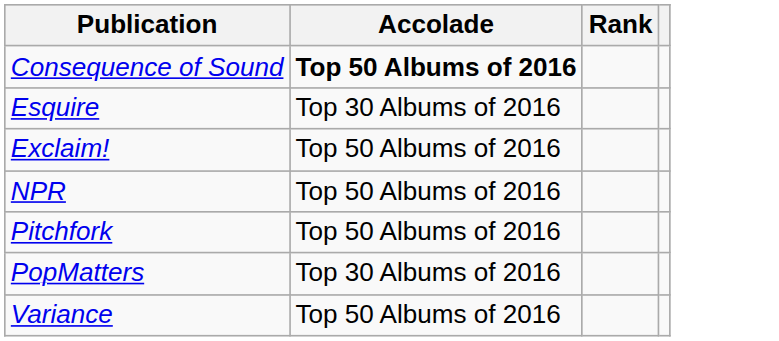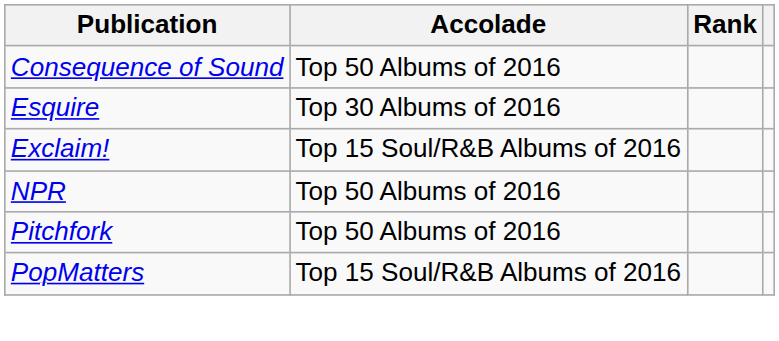(436, 66) bold -> (428, 66) normal
(428, 149) Top 50 Albums of 2016 -> (488, 149) Top 15 Soul/R&B Albums of 2016
(428, 273) Top 30 Albums of 2016 -> (488, 273) Top 15 Soul/R&B Albums of 2016
- row: (62, 314)
